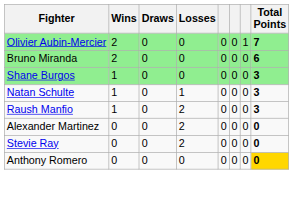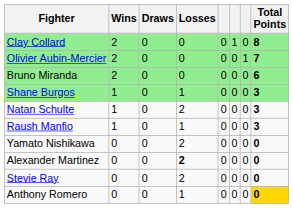+ row: (36, 42)
(182, 76) 0 -> (182, 93) 1
(182, 93) 1 -> (182, 110) 2
(182, 110) 2 -> (182, 127) 1
+ row: (51, 144)
(182, 127) normal -> (182, 161) bold
(182, 161) 0 -> (182, 195) 1
